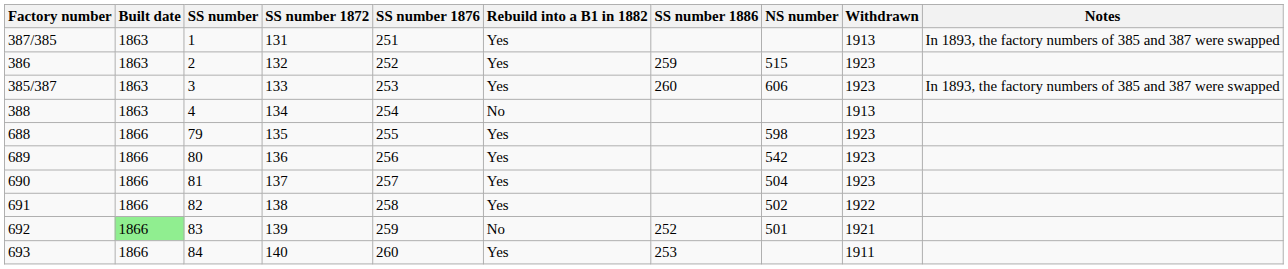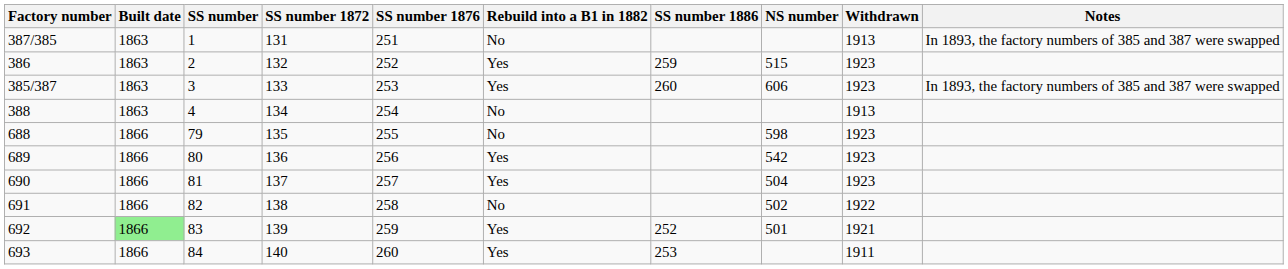(498, 39) Yes -> (496, 39) No
(498, 134) Yes -> (496, 134) No
(498, 205) Yes -> (496, 205) No
(496, 228) No -> (498, 228) Yes
